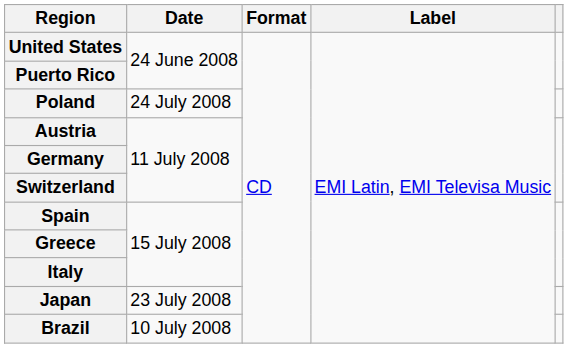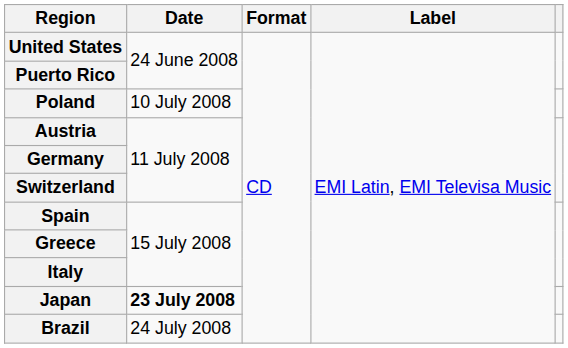(181, 103) 24 July 2008 -> (181, 103) 10 July 2008
(181, 300) normal -> (183, 300) bold
(181, 328) 10 July 2008 -> (181, 328) 24 July 2008
